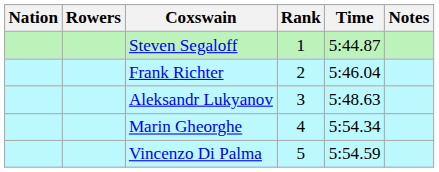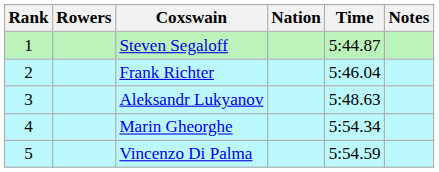columns swapped: (301, 18) <-> (33, 18)
